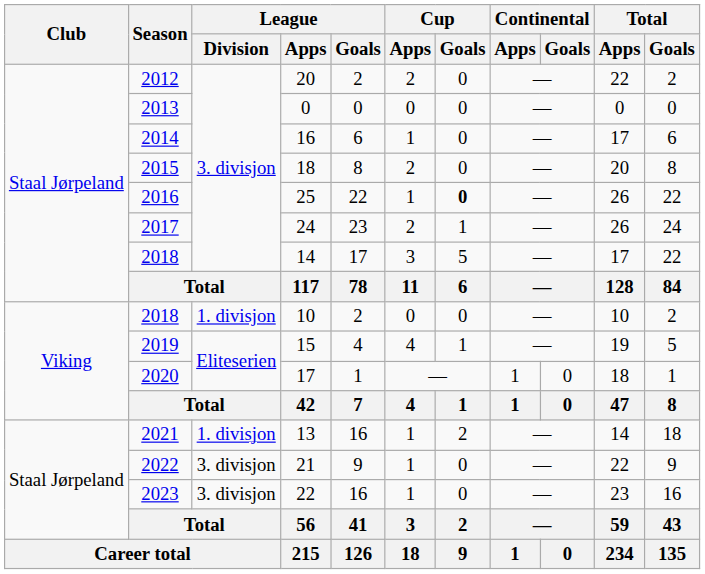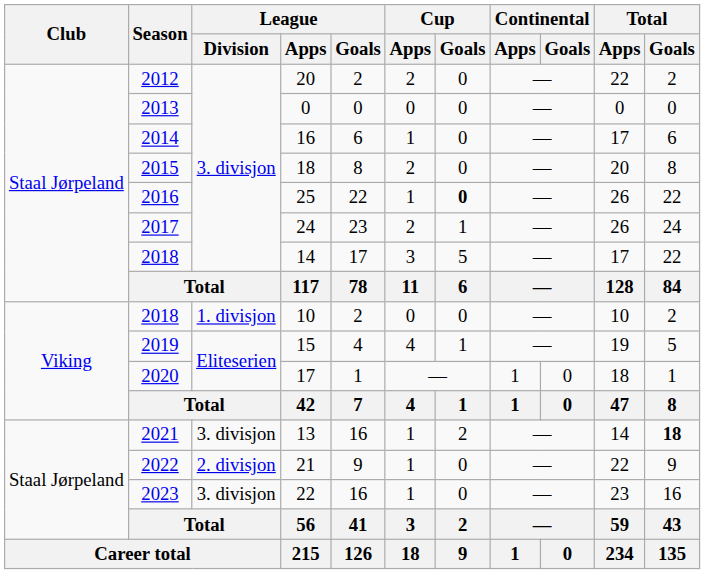(236, 434) 1. divisjon -> (236, 434) 3. divisjon
(672, 434) normal -> (672, 434) bold
(236, 464) 3. divisjon -> (236, 464) 2. divisjon
